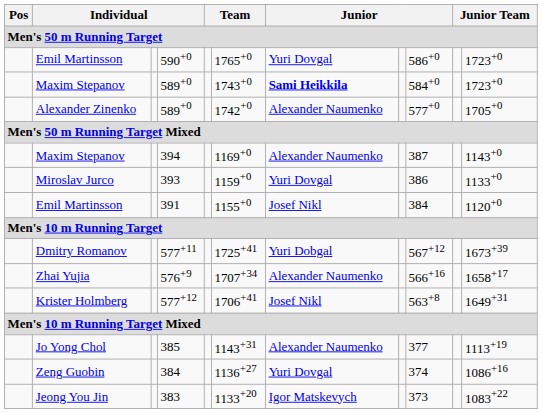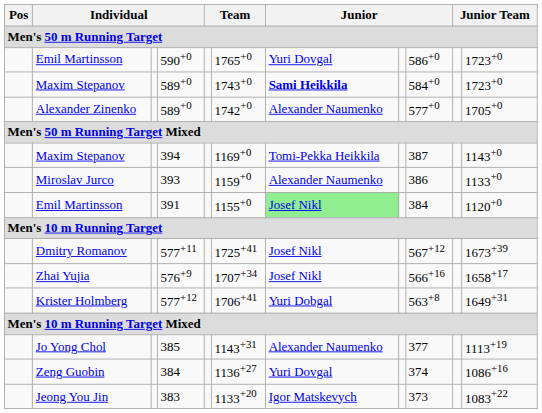(326, 155) Alexander Naumenko -> (324, 155) Tomi-Pekka Heikkila
(300, 180) Yuri Dovgal -> (326, 180) Alexander Naumenko
(295, 205) no background -> (295, 205) lightgreen background
(300, 251) Yuri Dobgal -> (295, 251) Josef Nikl
(326, 276) Alexander Naumenko -> (295, 276) Josef Nikl
(295, 301) Josef Nikl -> (300, 301) Yuri Dobgal
